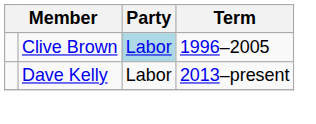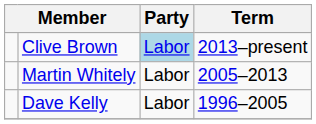(225, 47) 1996–2005 -> (253, 47) 2013–present
+ row: (79, 75)
(235, 75) 2013–present -> (243, 103) 1996–2005
